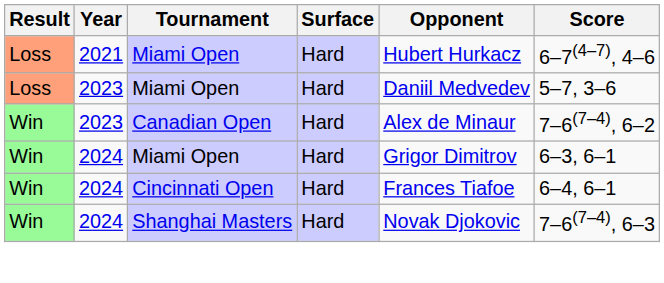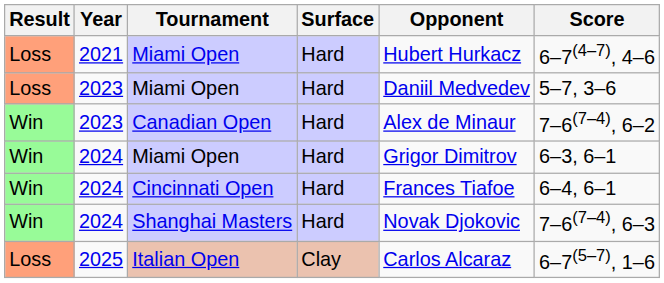+ row: (101, 259)
